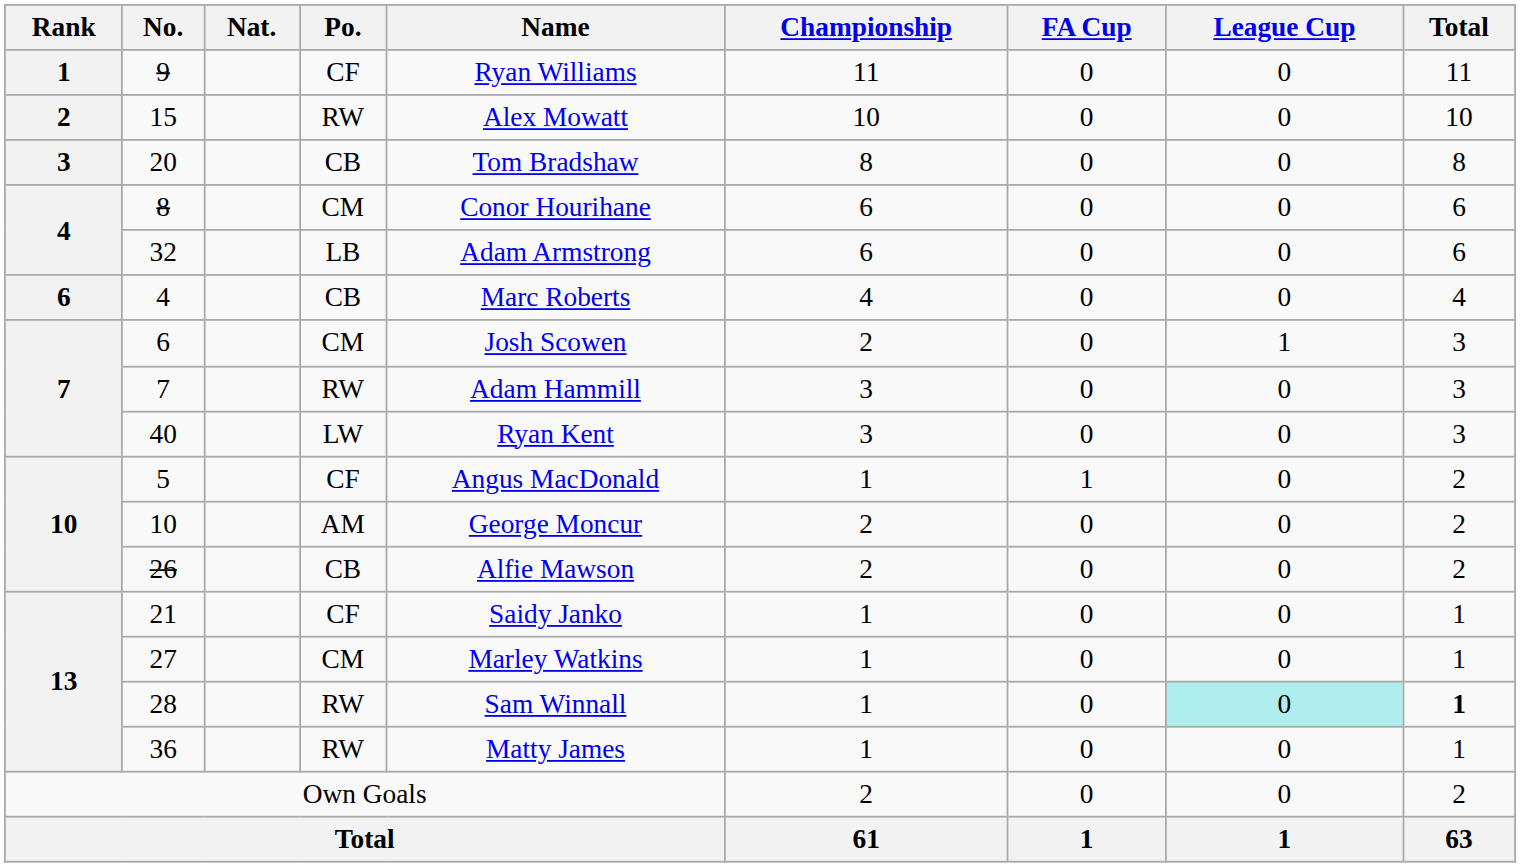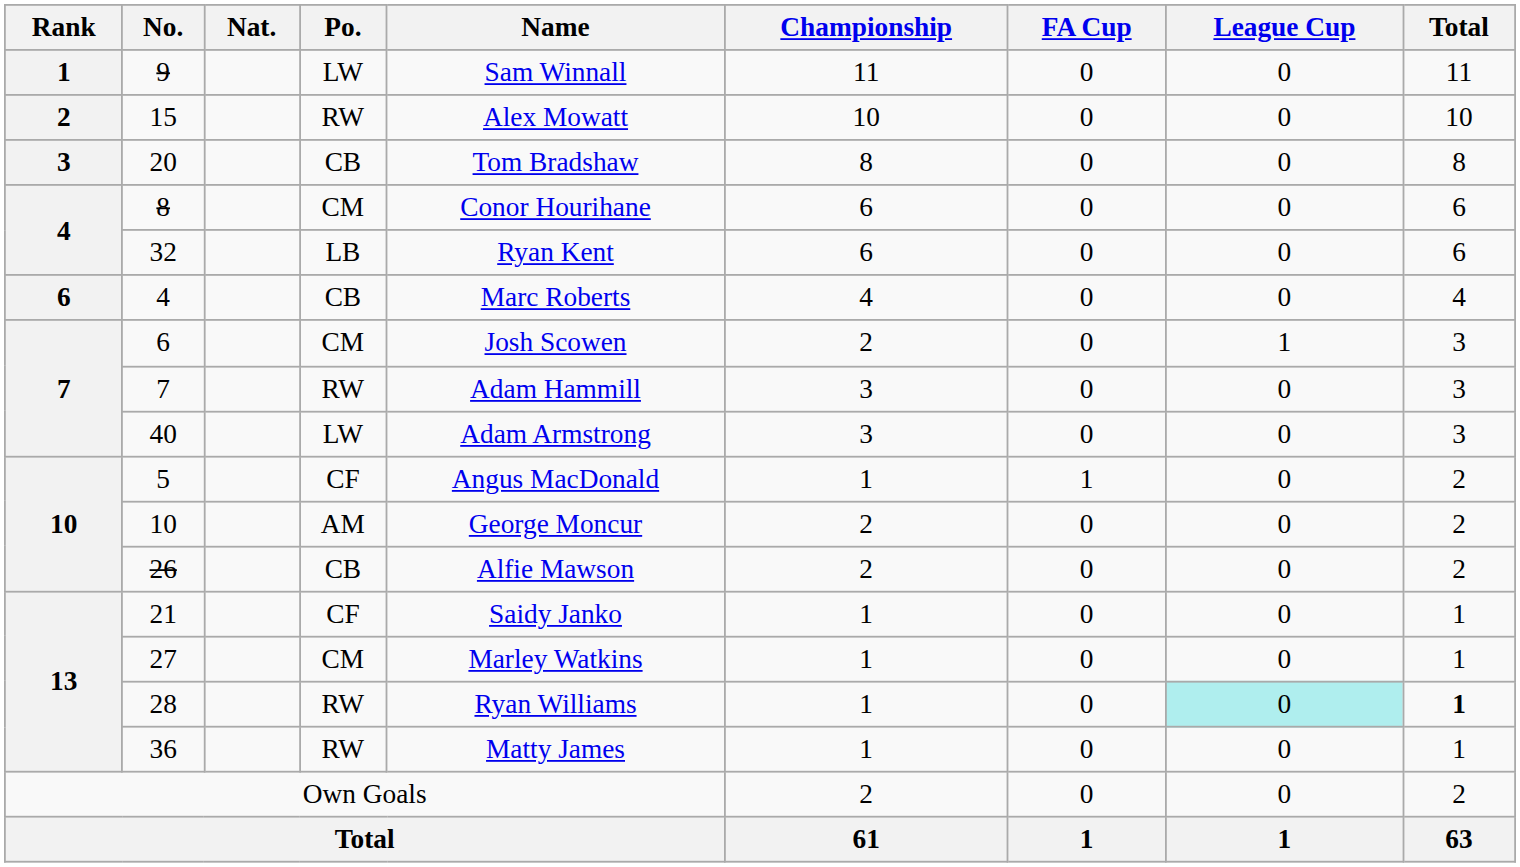(343, 72) CF -> (343, 72) LW
(556, 72) Ryan Williams -> (556, 72) Sam Winnall
(556, 252) Adam Armstrong -> (556, 252) Ryan Kent
(556, 433) Ryan Kent -> (556, 433) Adam Armstrong
(556, 703) Sam Winnall -> (556, 703) Ryan Williams
